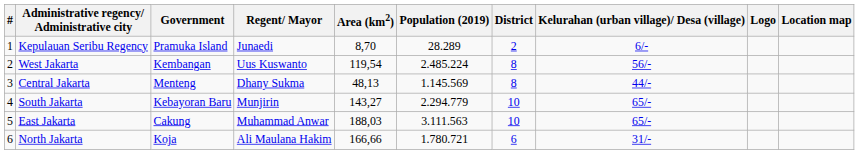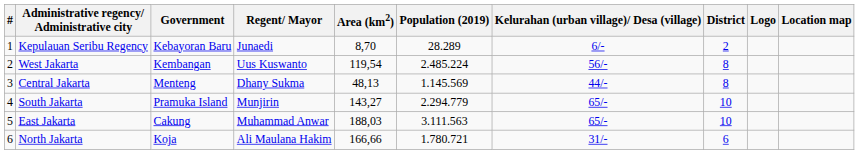columns swapped: (514, 20) <-> (642, 20)
(190, 45) Pramuka Island -> (192, 45) Kebayoran Baru
(192, 102) Kebayoran Baru -> (190, 102) Pramuka Island
